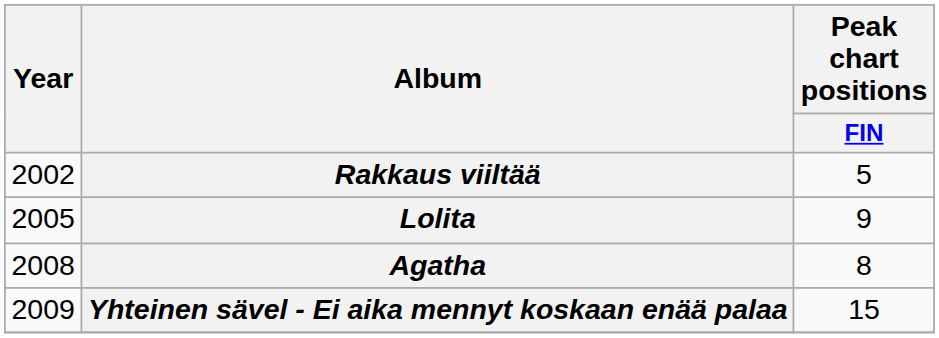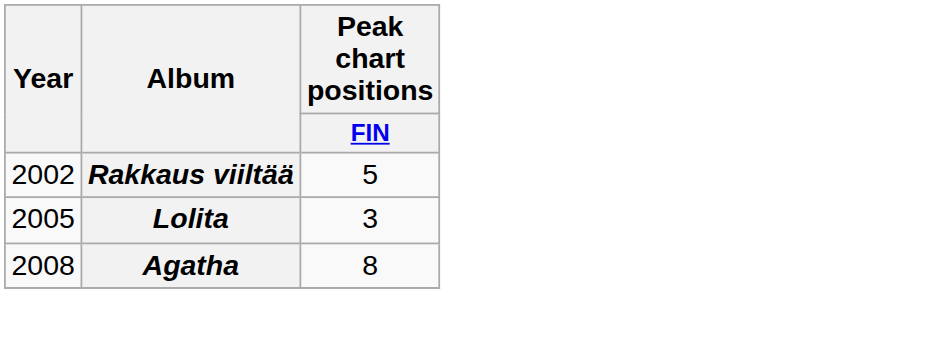(864, 219) 9 -> (370, 219) 3
- row: (438, 309)
